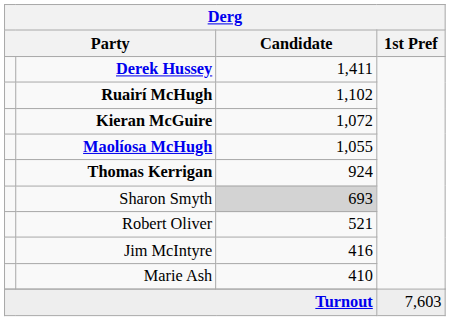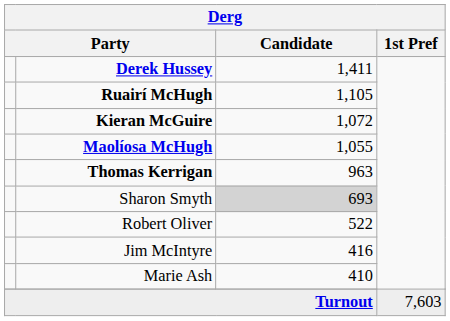(354, 95) 1,102 -> (354, 95) 1,105
(361, 172) 924 -> (361, 172) 963
(361, 224) 521 -> (361, 224) 522
